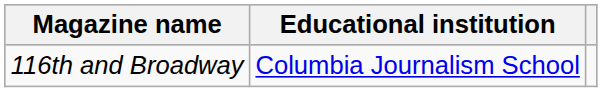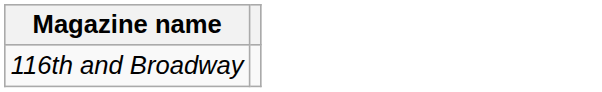- column: (418, 24)
